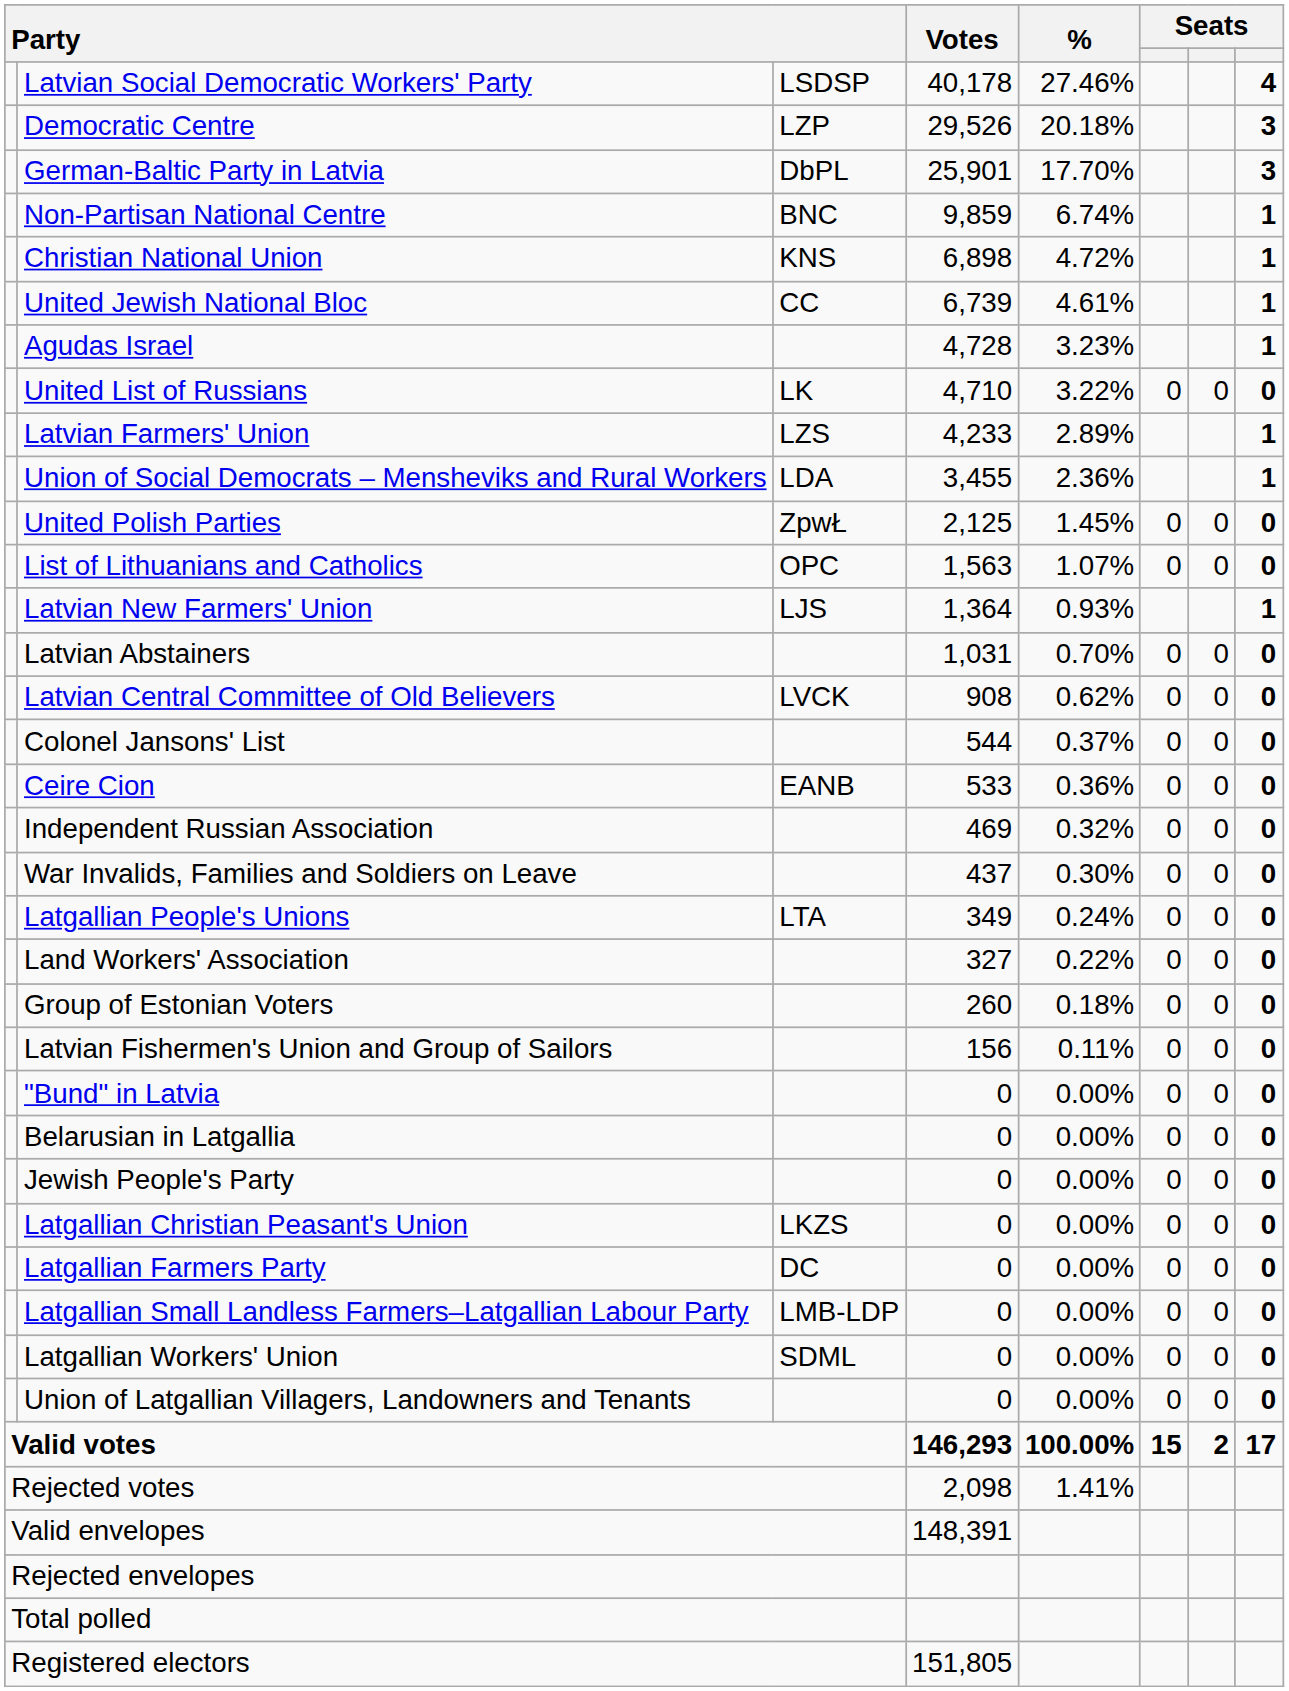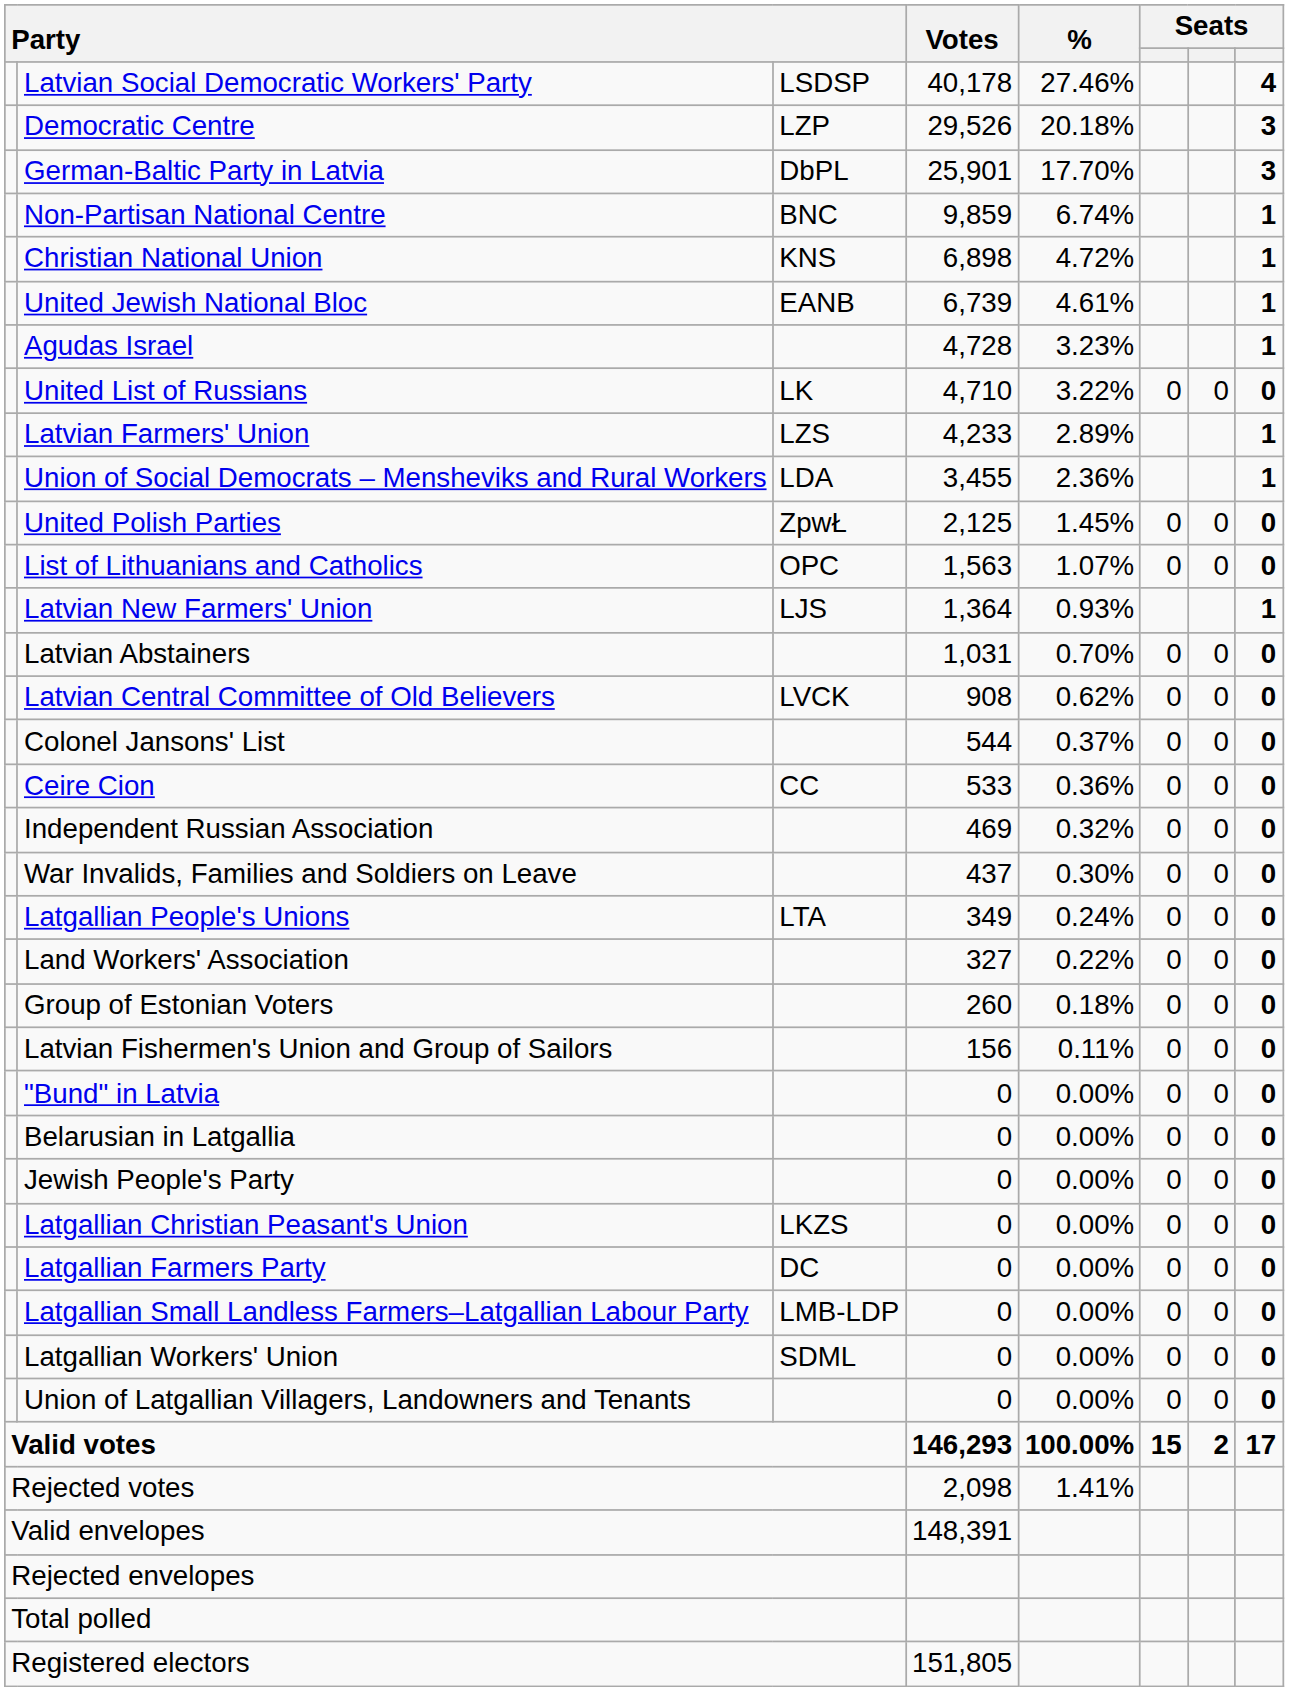(799, 302) CC -> (817, 302) EANB
(817, 785) EANB -> (799, 785) CC
